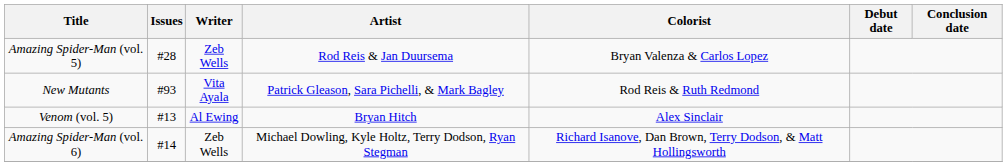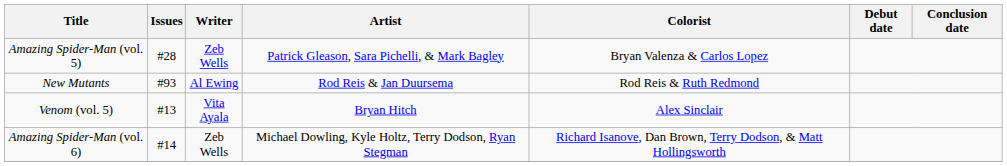(386, 55) Rod Reis & Jan Duursema -> (386, 55) Patrick Gleason, Sara Pichelli, & Mark Bagley
(214, 90) Vita Ayala -> (214, 83) Al Ewing
(386, 90) Patrick Gleason, Sara Pichelli, & Mark Bagley -> (386, 83) Rod Reis & Jan Duursema
(214, 117) Al Ewing -> (214, 110) Vita Ayala
